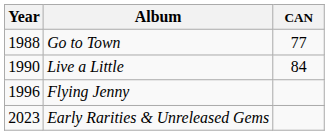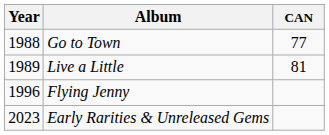(24, 67) 1990 -> (24, 67) 1989
(299, 67) 84 -> (299, 67) 81
